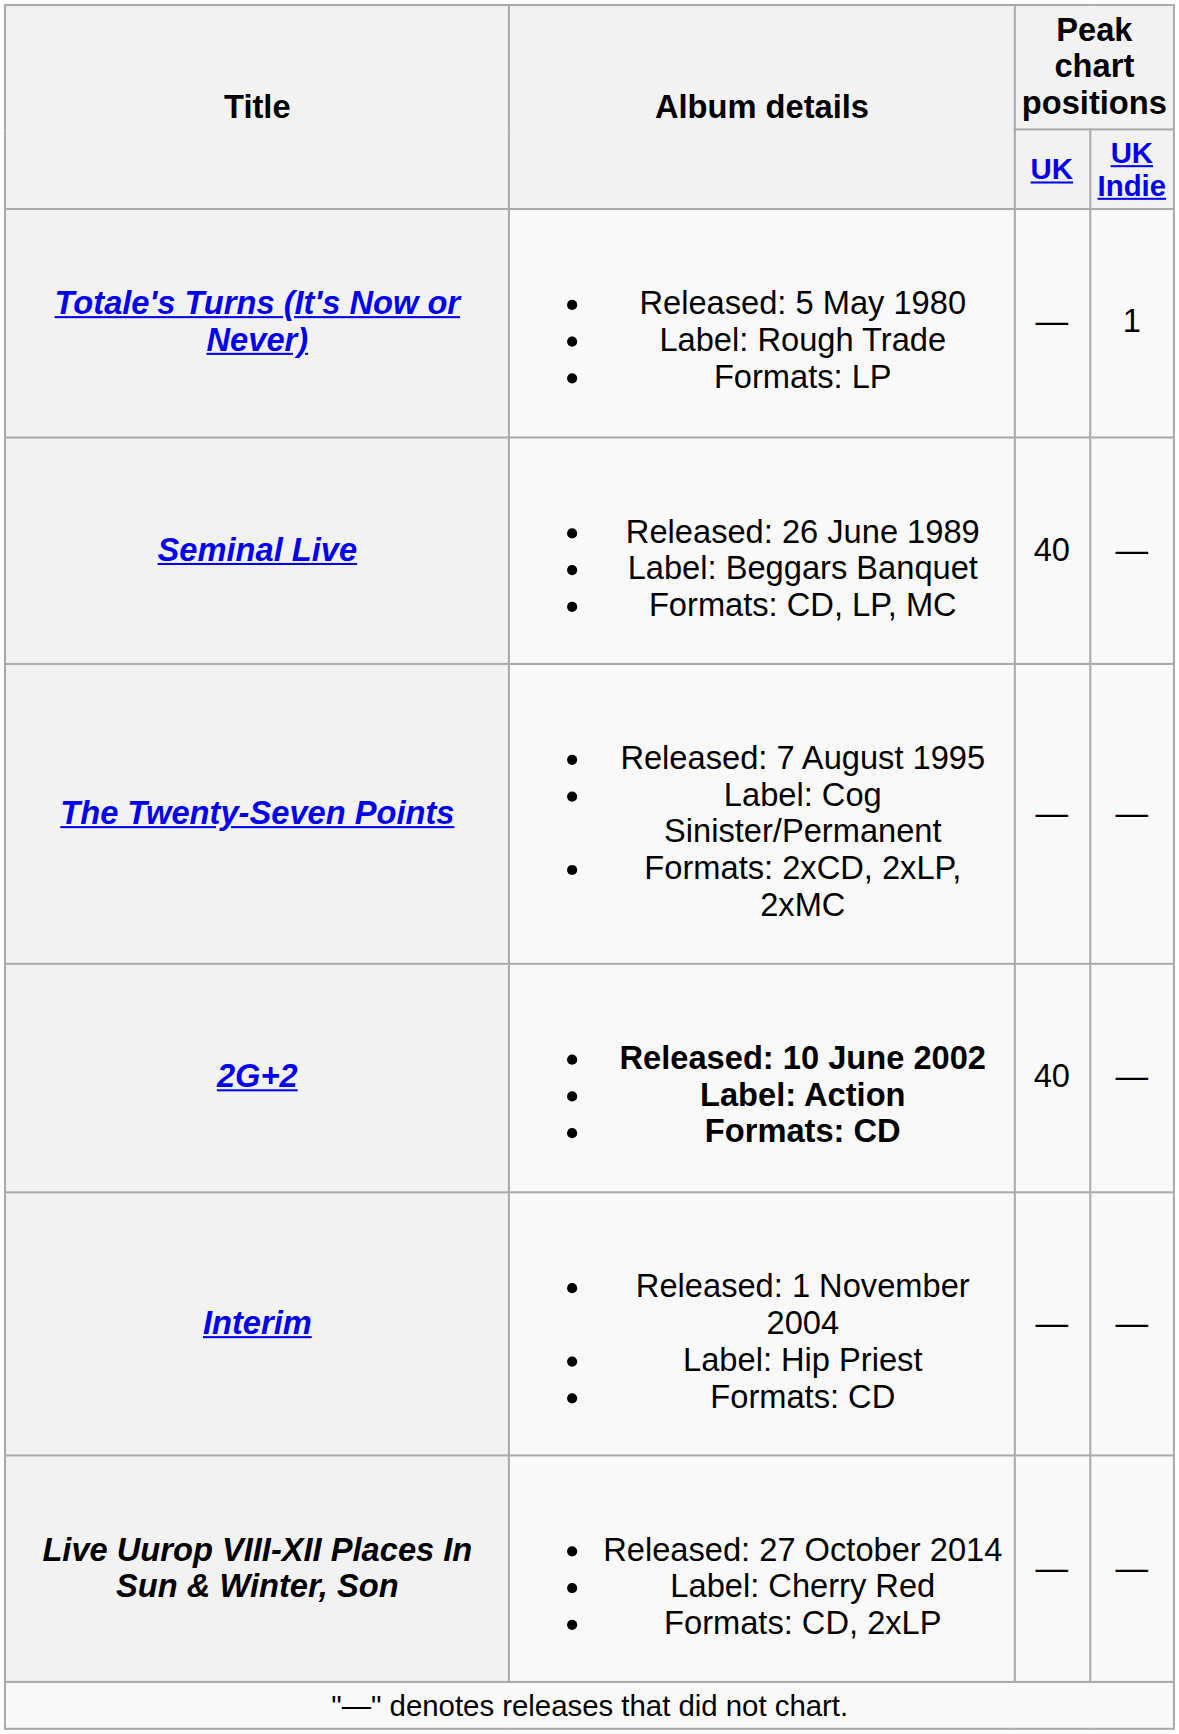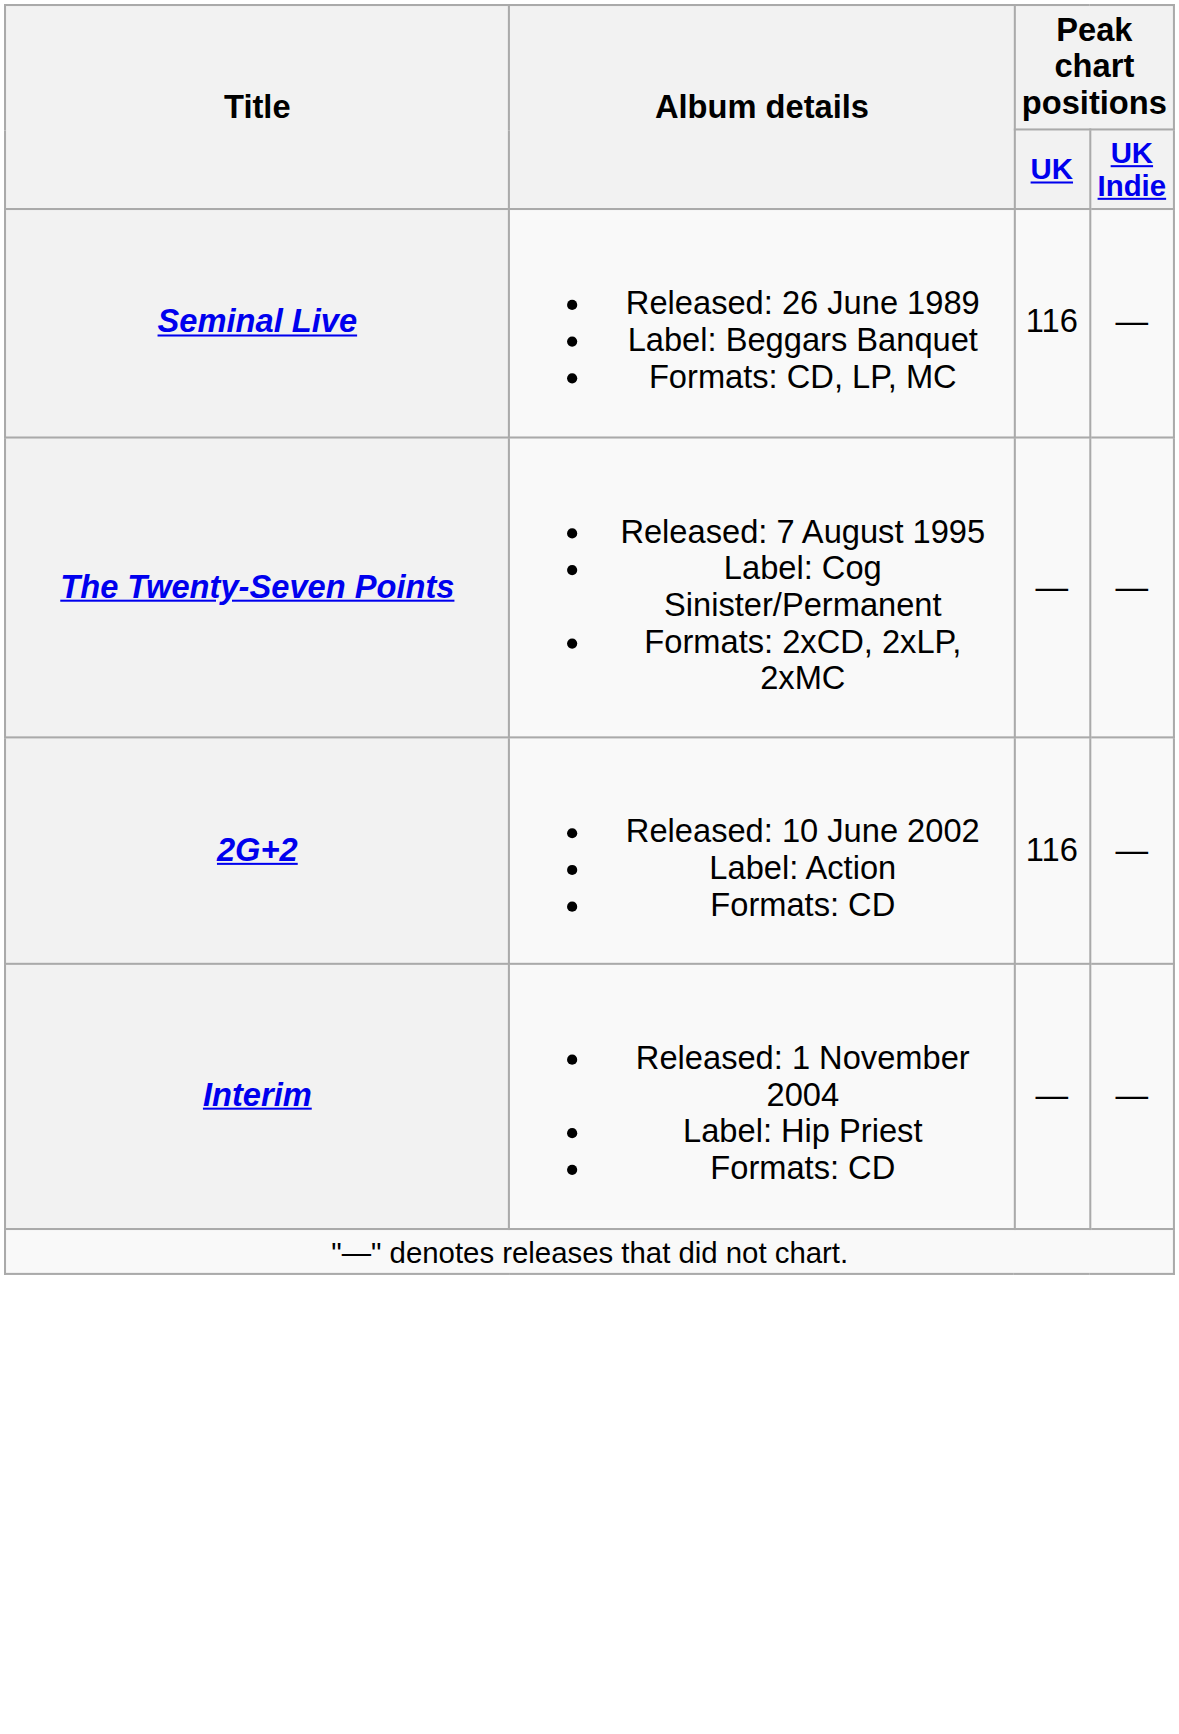- row: (257, 322)
(1052, 549) 40 -> (1052, 322) 116
(762, 1096) bold -> (762, 869) normal
(1052, 1077) 40 -> (1052, 850) 116
- row: (257, 1568)
